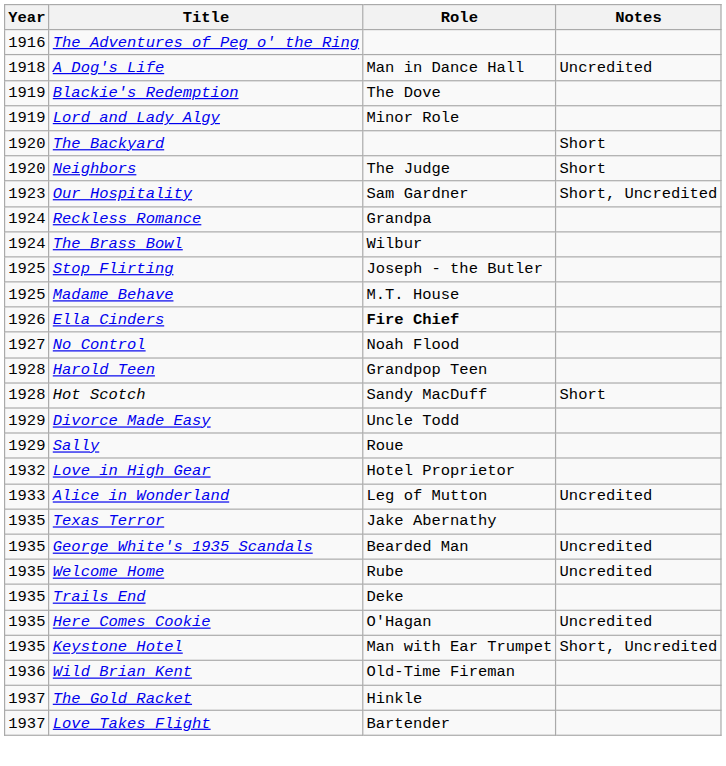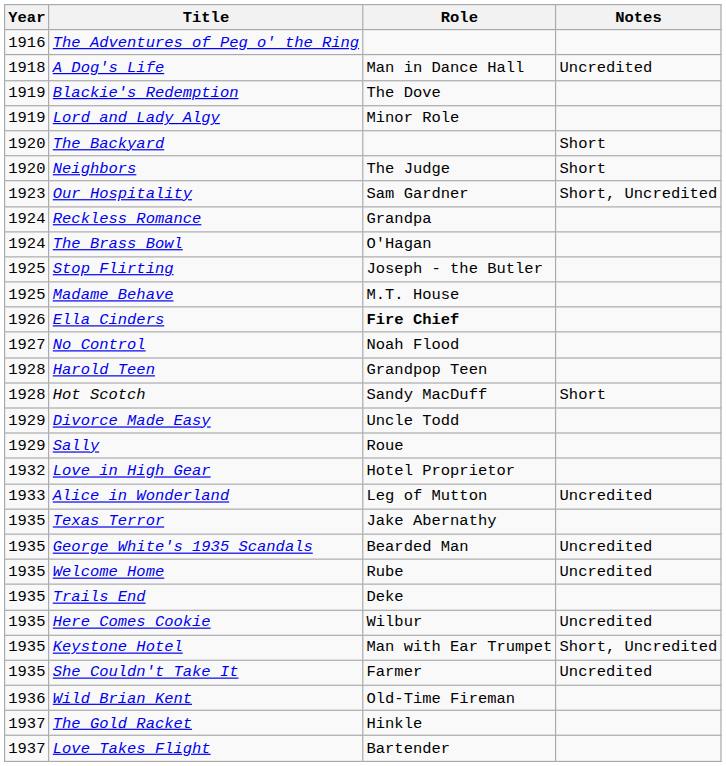(394, 244) Wilbur -> (399, 244) O'Hagan
(399, 622) O'Hagan -> (394, 622) Wilbur
+ row: (146, 673)
